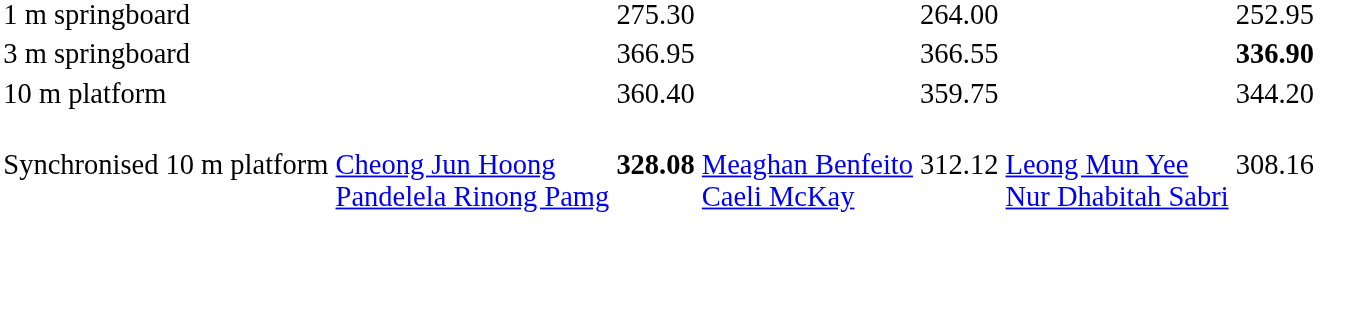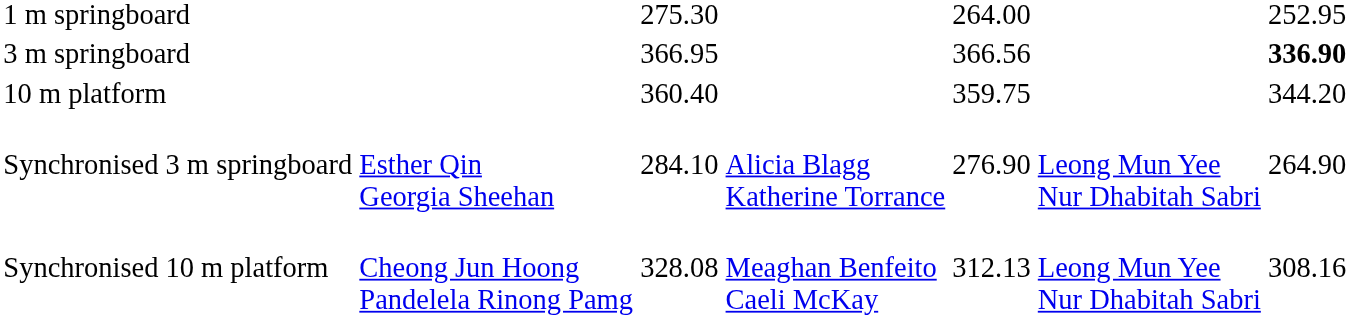(959, 54) 366.55 -> (992, 54) 366.56
+ row: (178, 164)
(656, 164) bold -> (679, 267) normal
(959, 164) 312.12 -> (992, 267) 312.13
